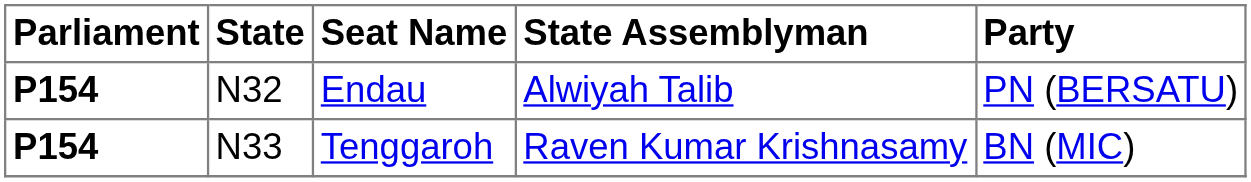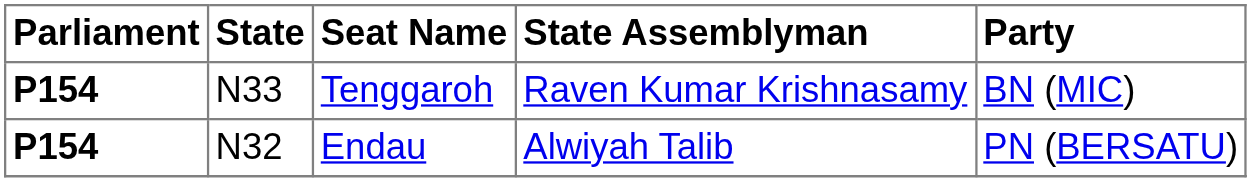rows swapped: (374, 90) <-> (407, 146)
